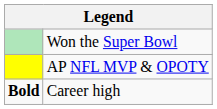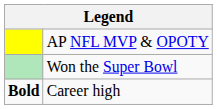rows swapped: (128, 66) <-> (112, 41)
